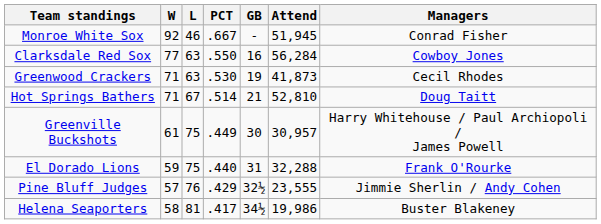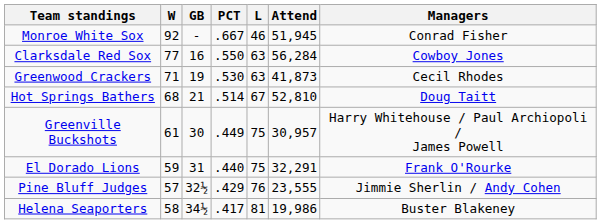columns swapped: (193, 15) <-> (254, 15)
(172, 97) 71 -> (172, 97) 68
(294, 167) 32,288 -> (294, 167) 32,291
